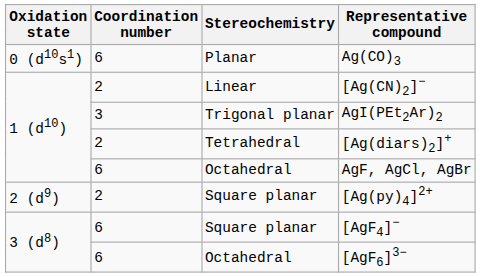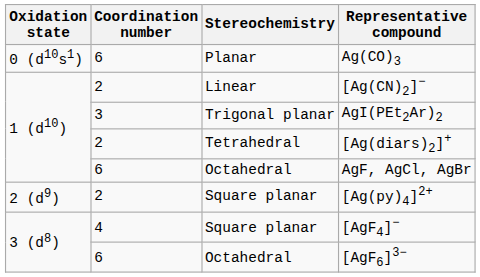(98, 227) 6 -> (98, 227) 4
